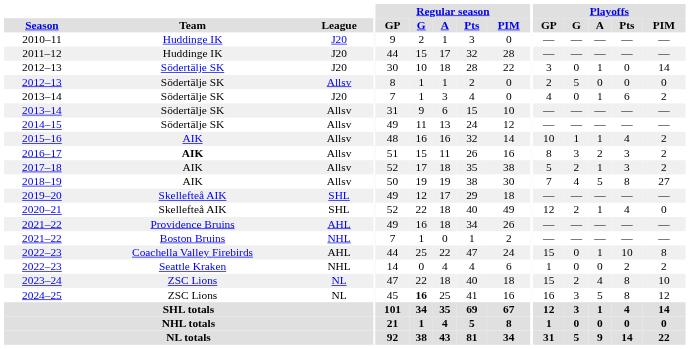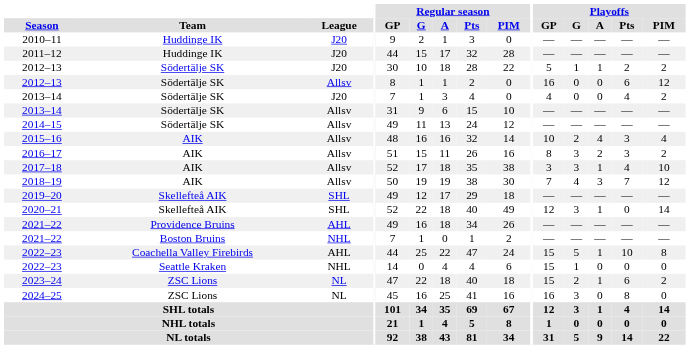(549, 68) 3 -> (549, 68) 5
(576, 68) 0 -> (576, 68) 1
(627, 68) 0 -> (627, 68) 2
(664, 68) 14 -> (664, 68) 2
(549, 82) 2 -> (549, 82) 16
(576, 82) 5 -> (576, 82) 0
(627, 82) 0 -> (627, 82) 6
(664, 82) 0 -> (664, 82) 12
(600, 96) 1 -> (600, 96) 0
(627, 96) 6 -> (627, 96) 4
(576, 139) 1 -> (576, 139) 2
(600, 139) 1 -> (600, 139) 4
(627, 139) 4 -> (627, 139) 3
(664, 139) 2 -> (664, 139) 4
(193, 153) bold -> (193, 153) normal
(549, 167) 5 -> (549, 167) 3
(576, 167) 2 -> (576, 167) 3
(627, 167) 3 -> (627, 167) 4
(664, 167) 2 -> (664, 167) 10
(600, 181) 5 -> (600, 181) 3
(627, 181) 8 -> (627, 181) 7
(664, 181) 27 -> (664, 181) 12
(576, 210) 2 -> (576, 210) 3
(627, 210) 4 -> (627, 210) 0
(664, 210) 0 -> (664, 210) 14
(576, 252) 0 -> (576, 252) 5
(549, 266) 1 -> (549, 266) 15
(576, 266) 0 -> (576, 266) 1
(627, 266) 2 -> (627, 266) 0
(664, 266) 2 -> (664, 266) 0
(600, 281) 4 -> (600, 281) 1
(627, 281) 8 -> (627, 281) 6
(664, 281) 10 -> (664, 281) 2
(421, 295) bold -> (421, 295) normal
(600, 295) 5 -> (600, 295) 0
(664, 295) 12 -> (664, 295) 0
